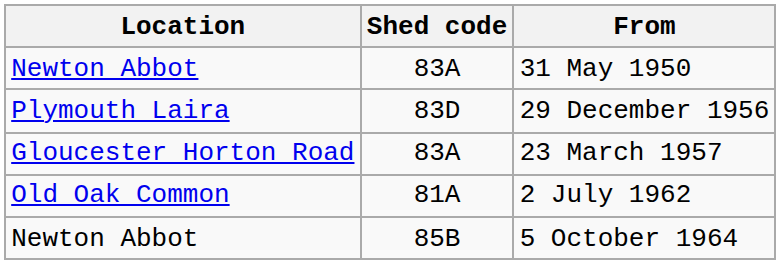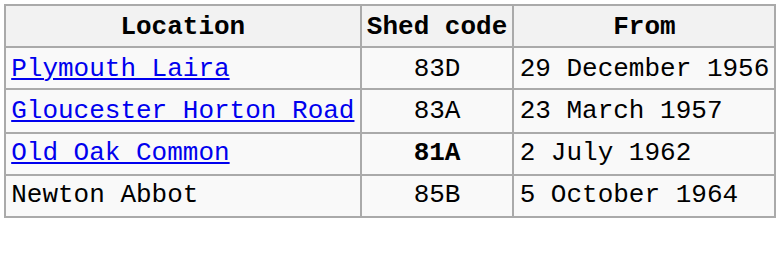- row: (605, 69)
(437, 196) normal -> (437, 153) bold
